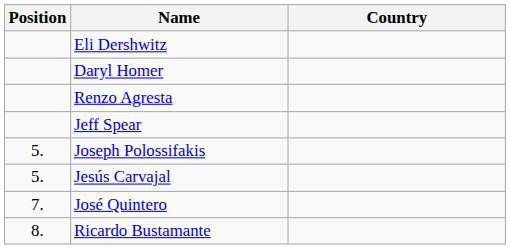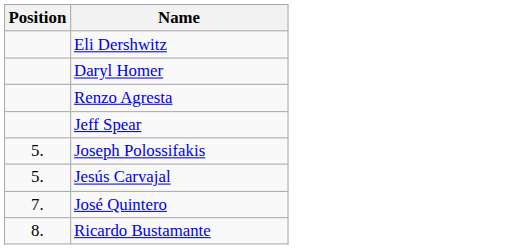- column: (397, 17)
